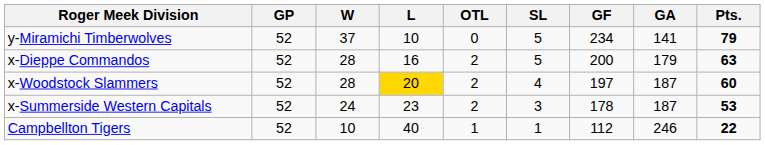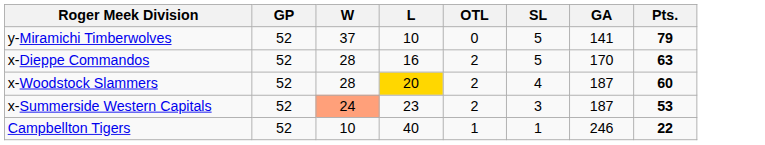- column: (602, 15)
(665, 60) 179 -> (602, 60) 170
(348, 106) no background -> (348, 106) lightsalmon background
